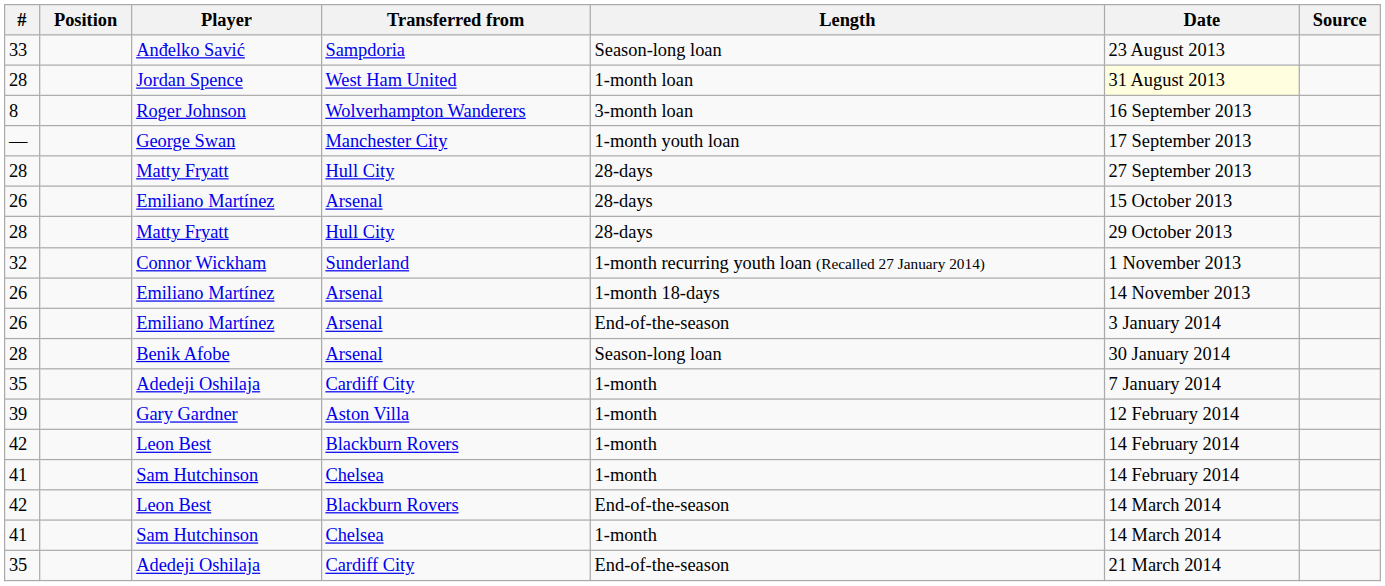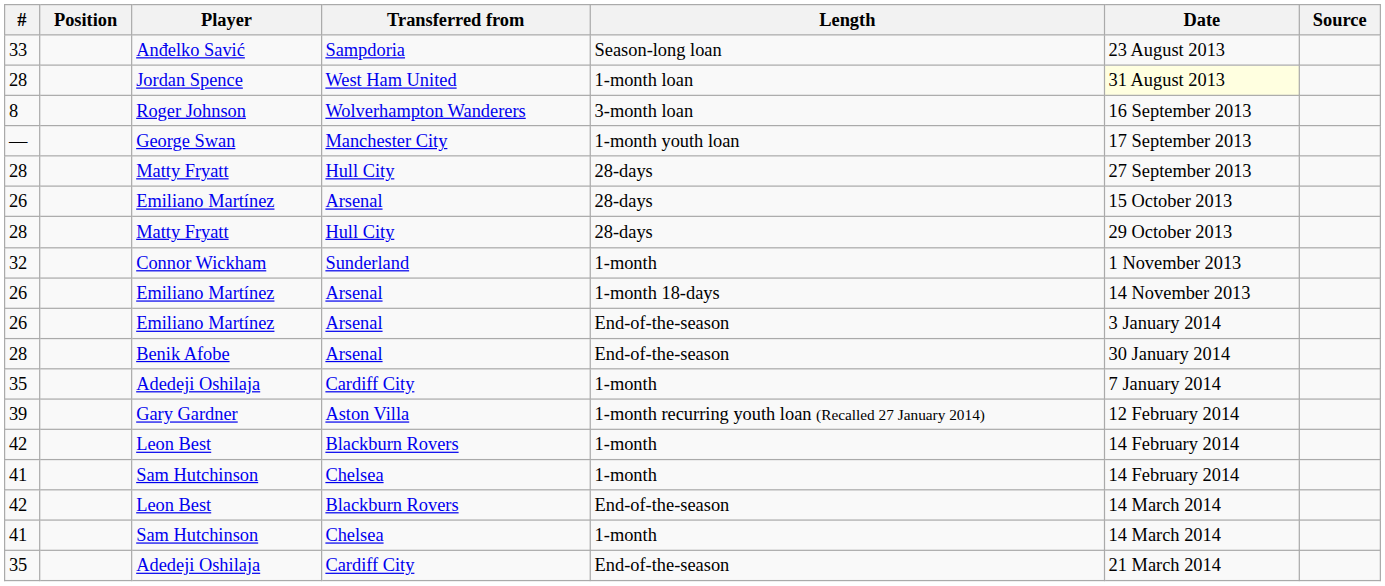(790, 262) 1-month recurring youth loan (Recalled 27 January 2014) -> (626, 262) 1-month
(658, 353) Season-long loan -> (662, 353) End-of-the-season
(626, 414) 1-month -> (790, 414) 1-month recurring youth loan (Recalled 27 January 2014)
